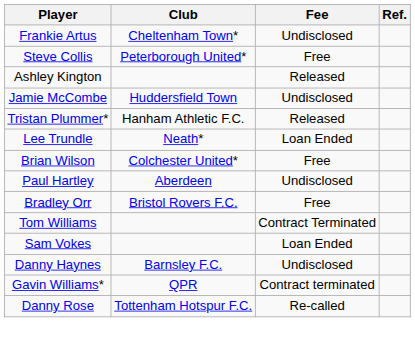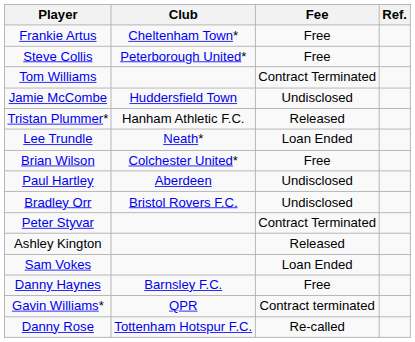(317, 35) Undisclosed -> (317, 35) Free
rows swapped: (58, 77) <-> (58, 222)
(317, 202) Free -> (317, 202) Undisclosed
+ row: (58, 222)
(317, 264) Undisclosed -> (317, 285) Free
